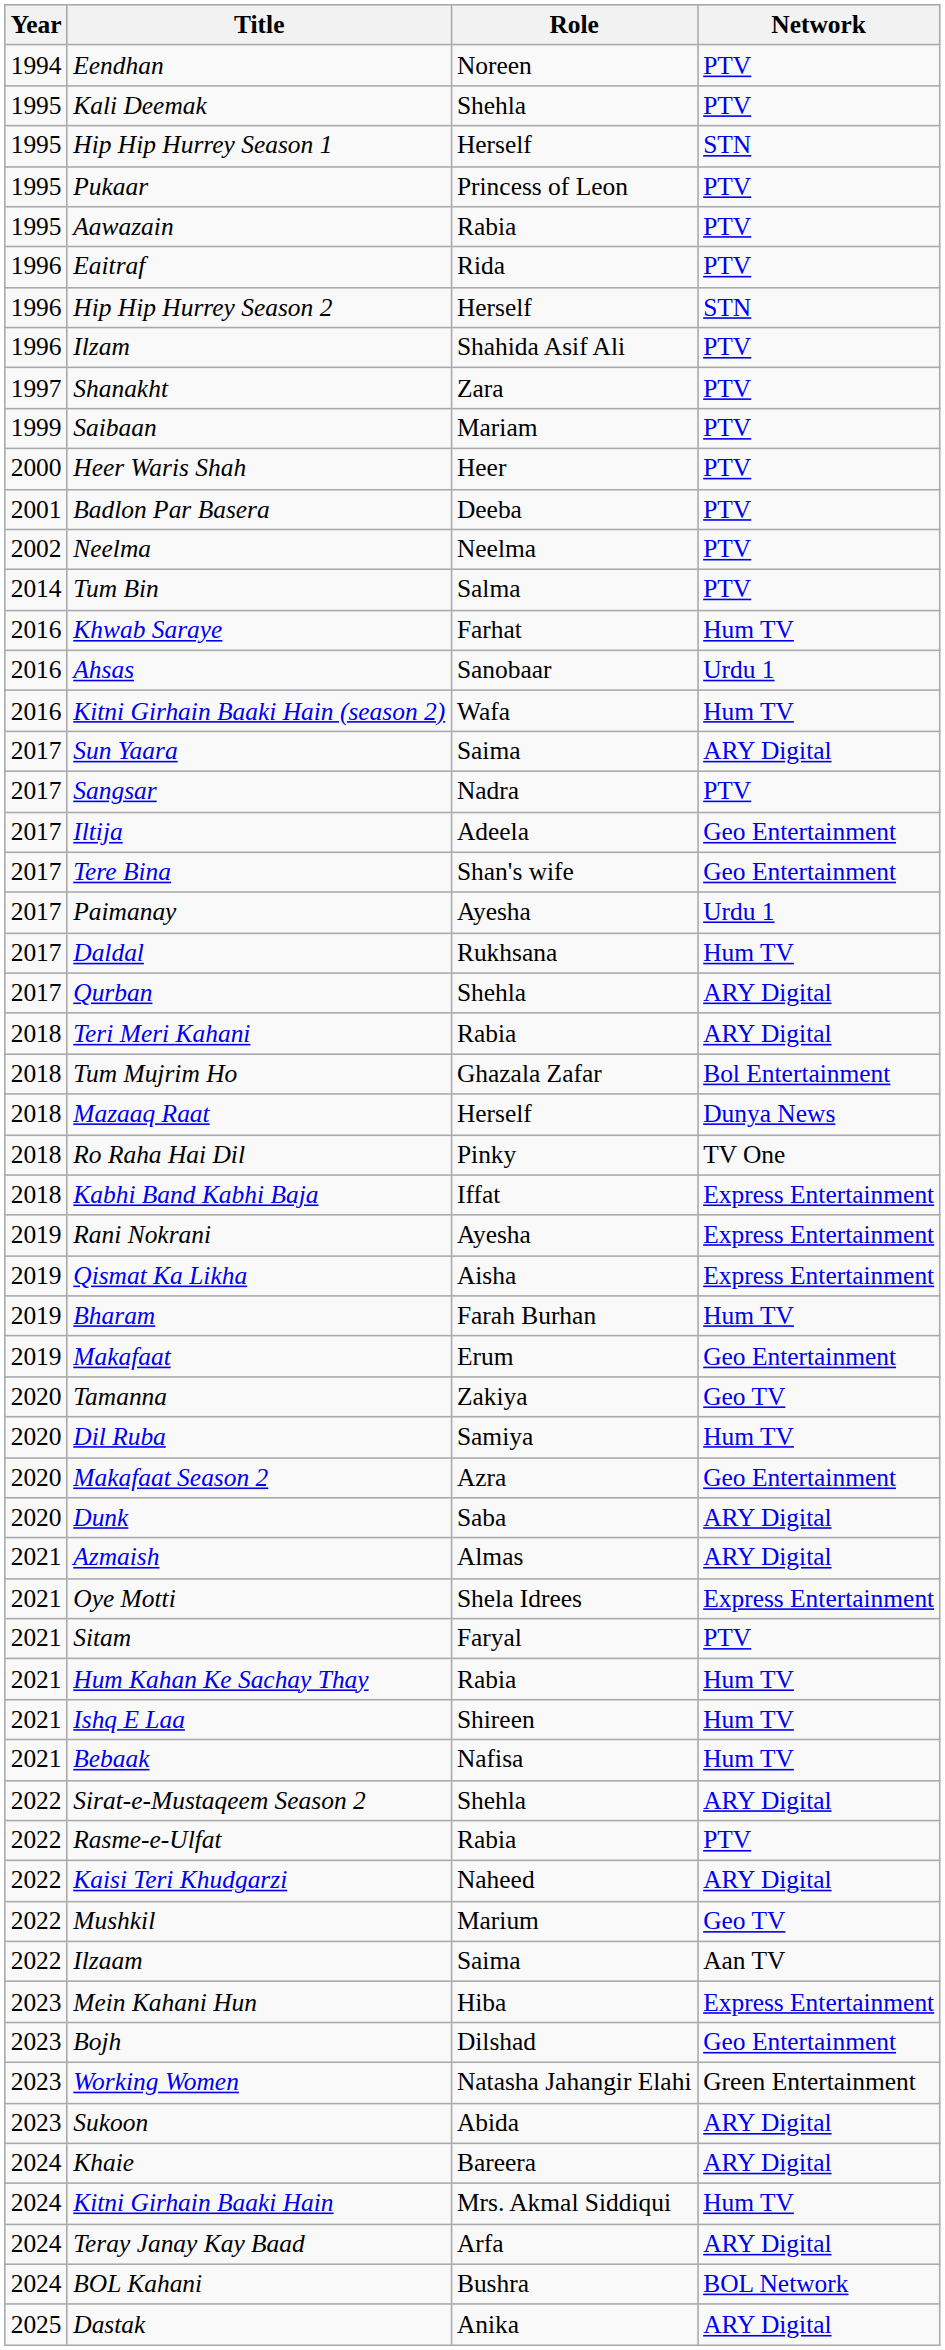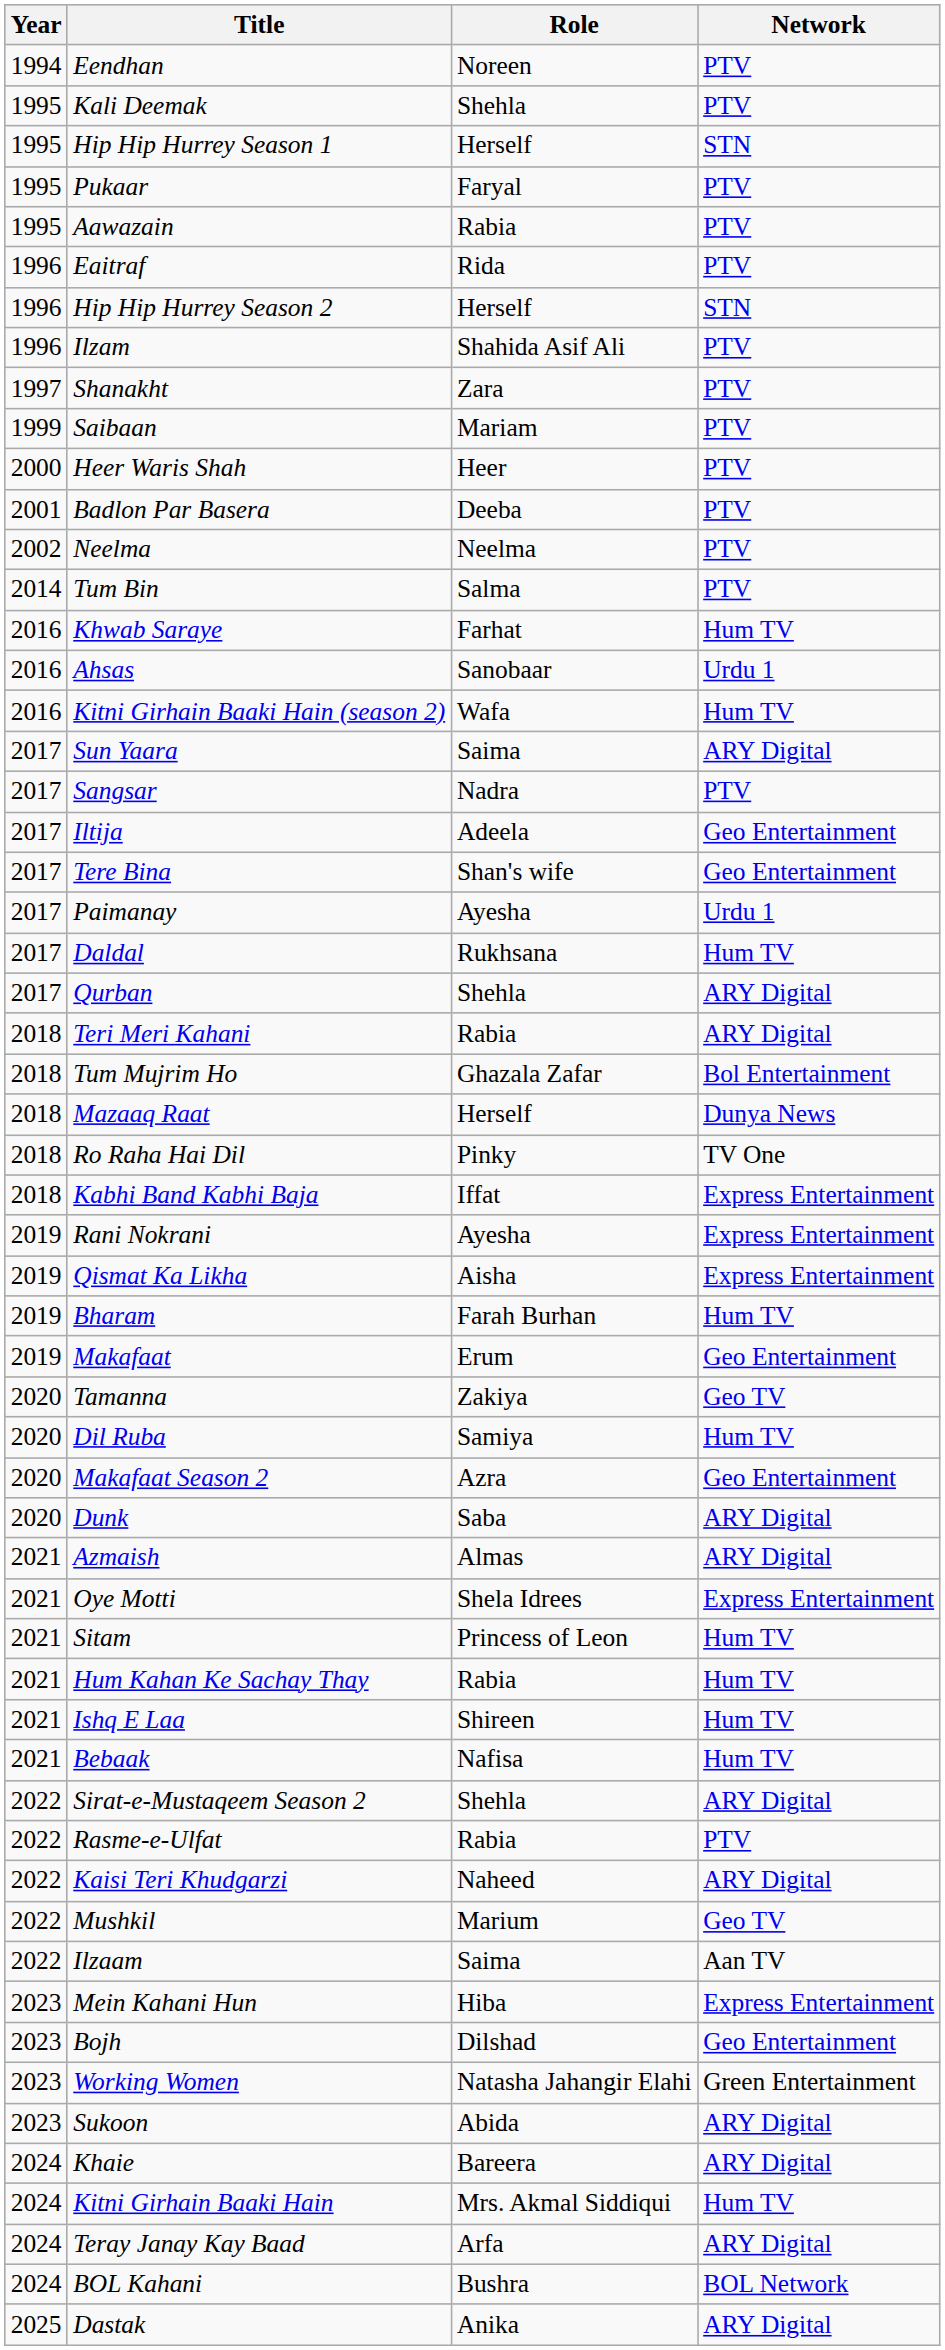(542, 186) Princess of Leon -> (489, 186) Faryal
(489, 1638) Faryal -> (542, 1638) Princess of Leon
(727, 1638) PTV -> (749, 1638) Hum TV
